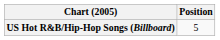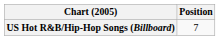(196, 27) 5 -> (196, 27) 7
